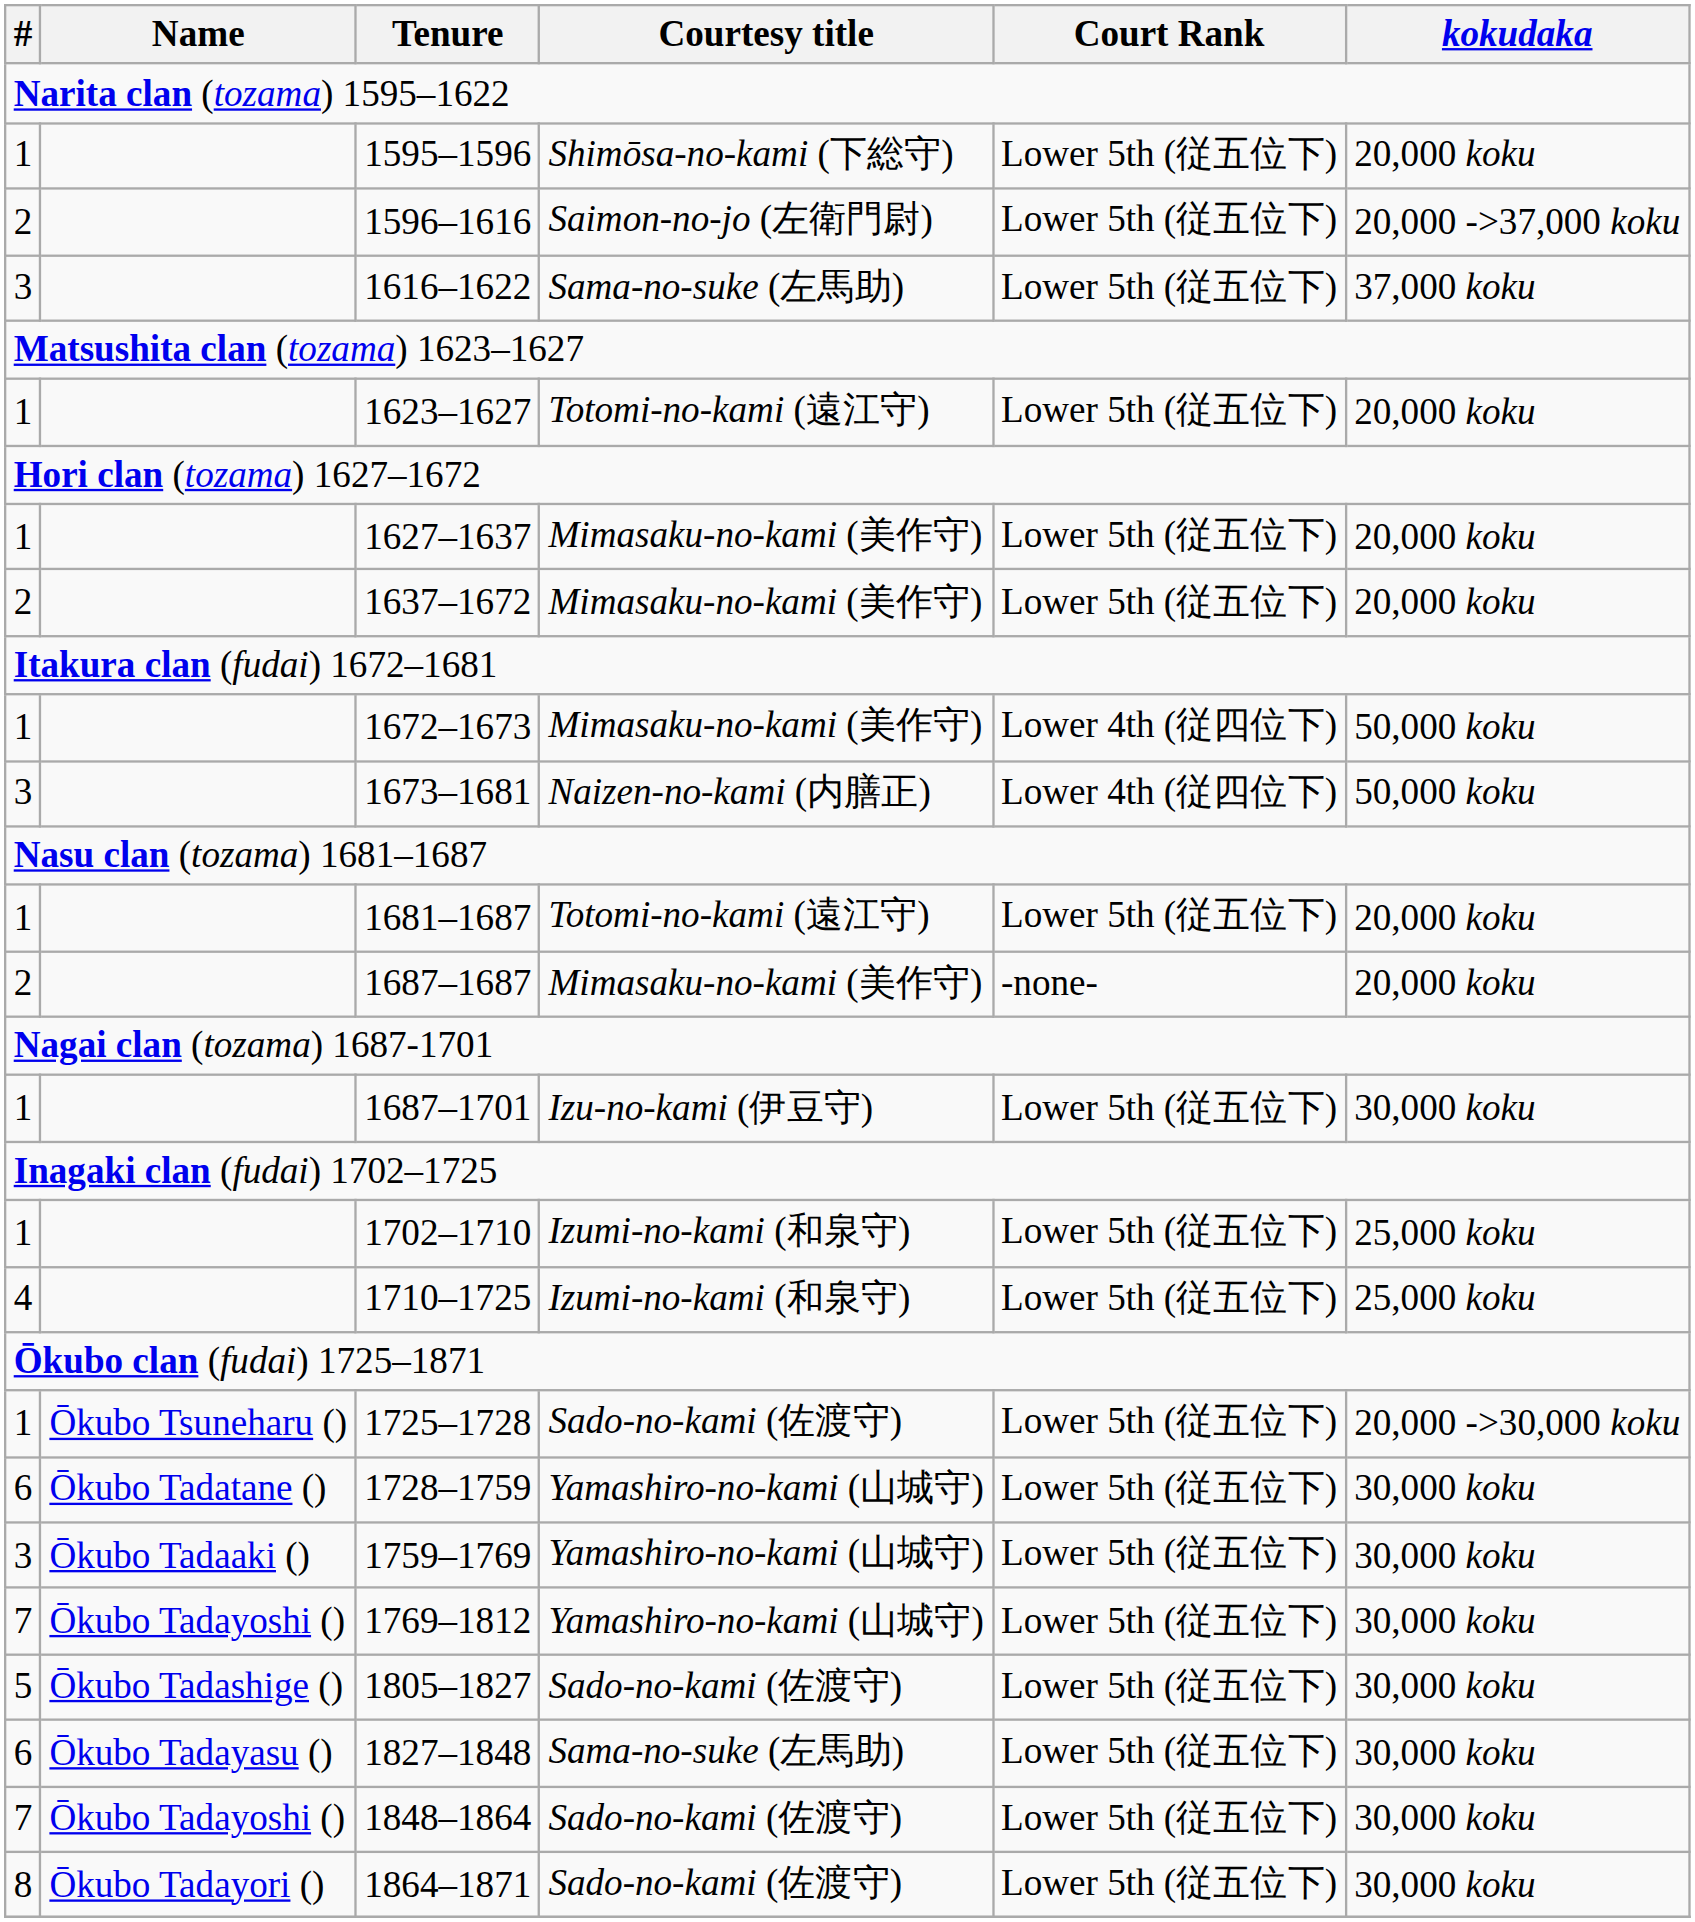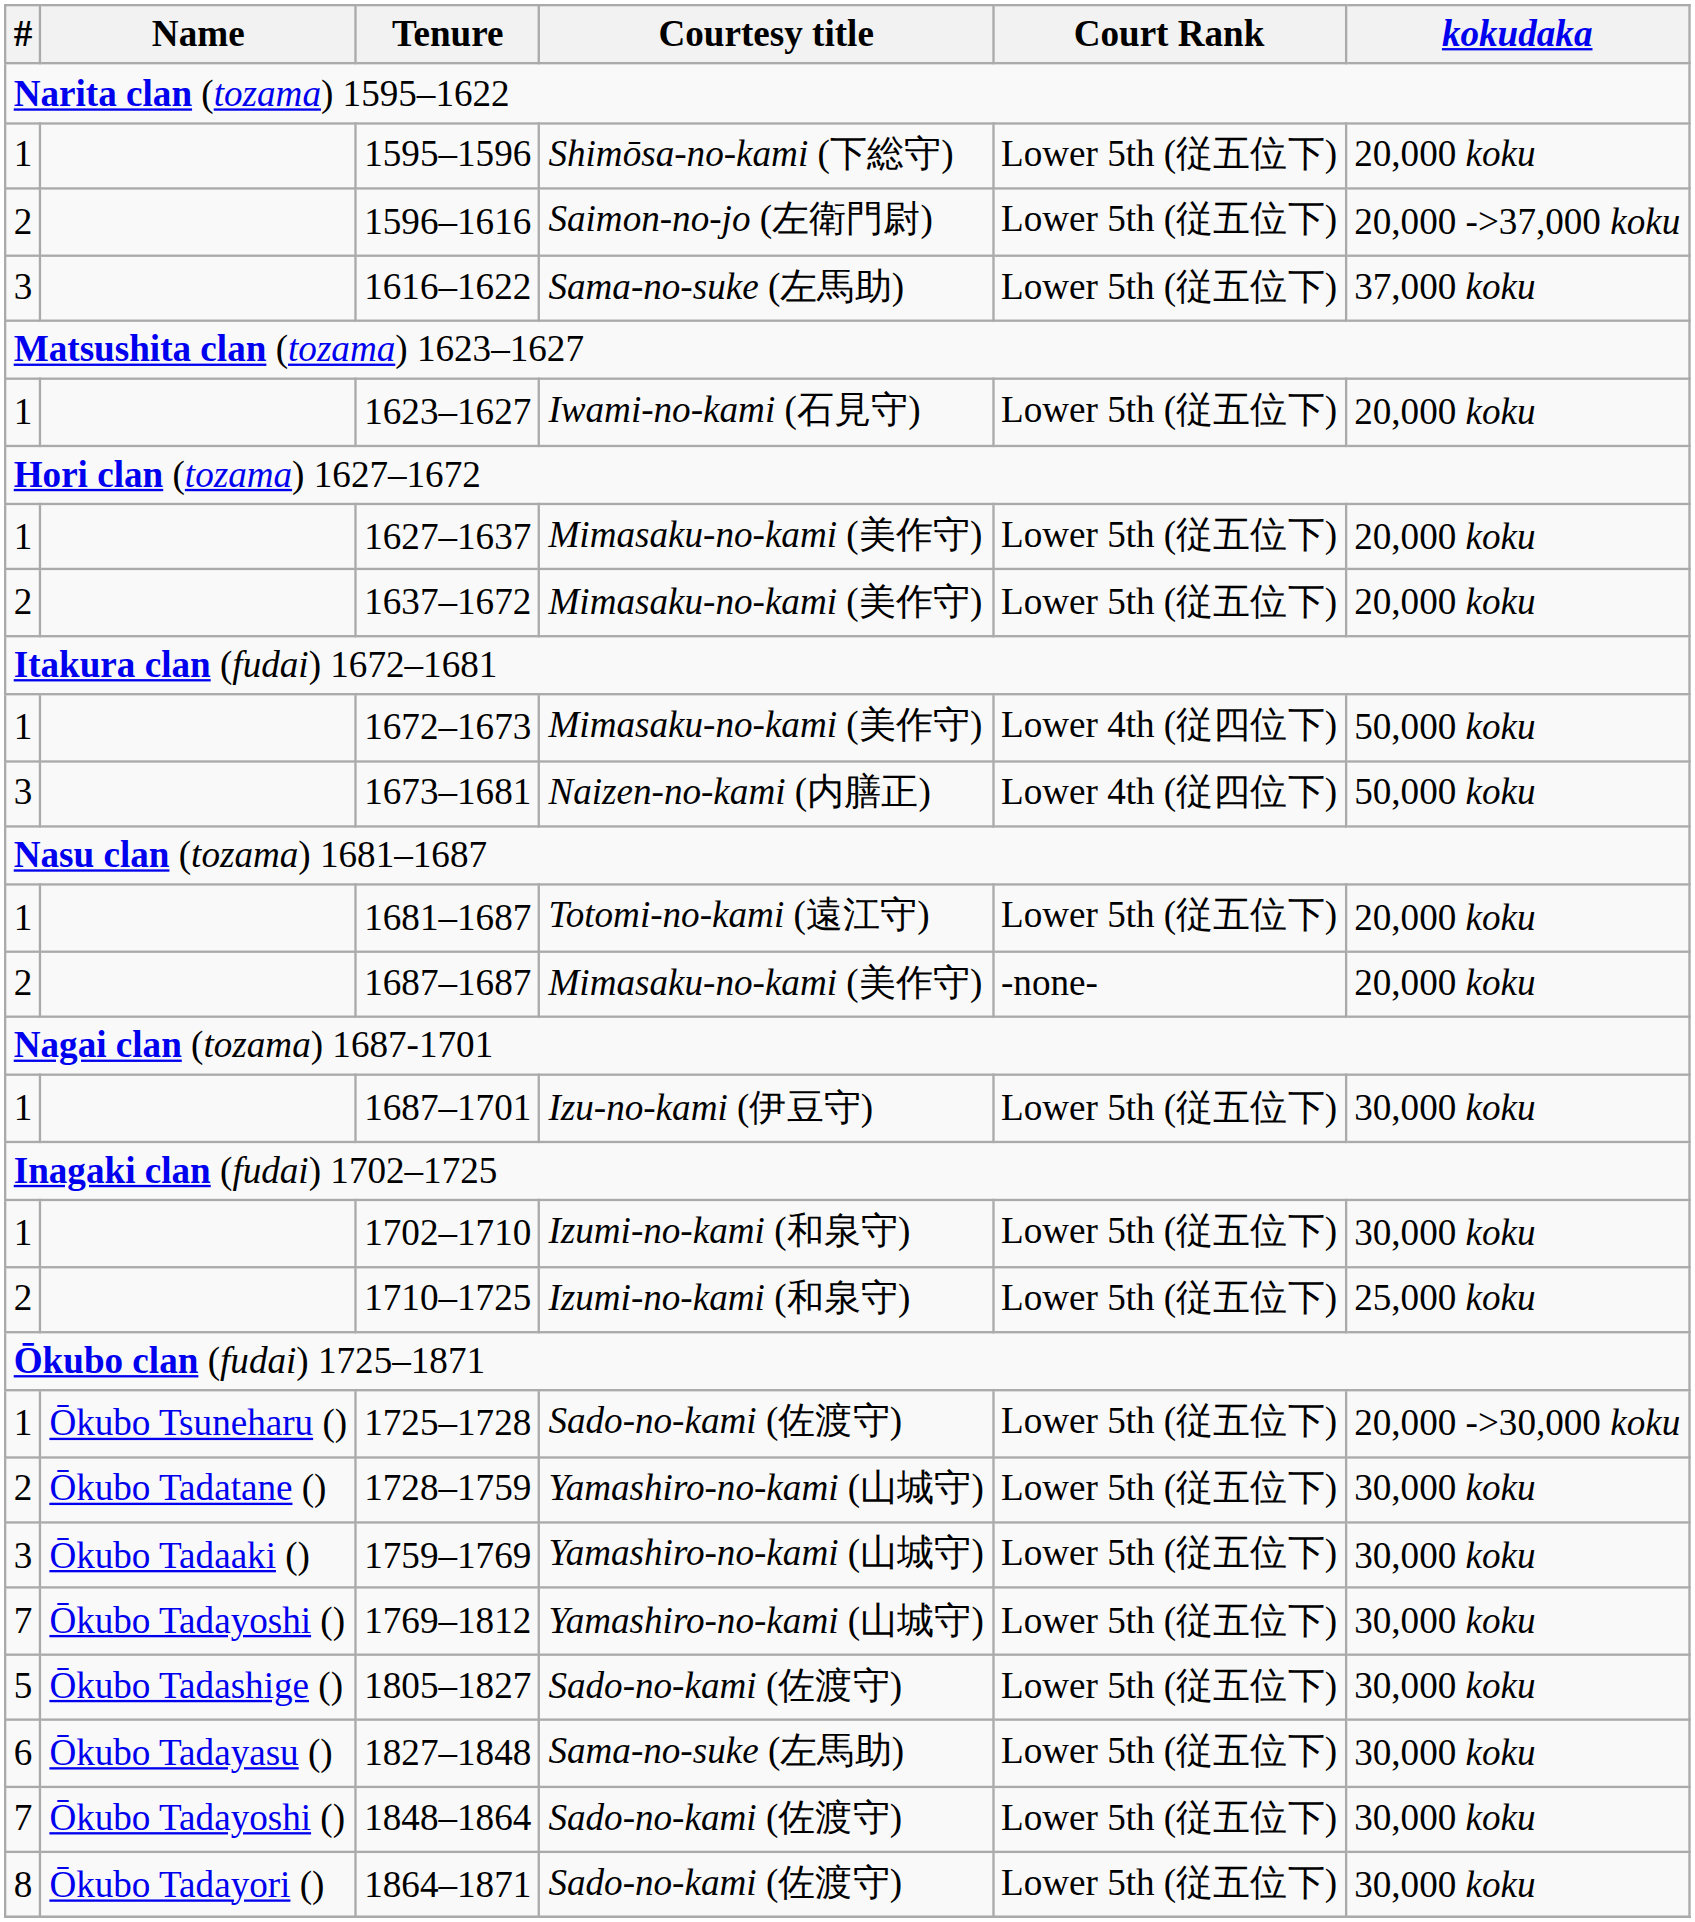(739, 410) Totomi-no-kami (遠江守) -> (734, 410) Iwami-no-kami (石見守)
(1445, 1232) 25,000 koku -> (1445, 1232) 30,000 koku
(23, 1298) 4 -> (23, 1298) 2
(23, 1488) 6 -> (23, 1488) 2
